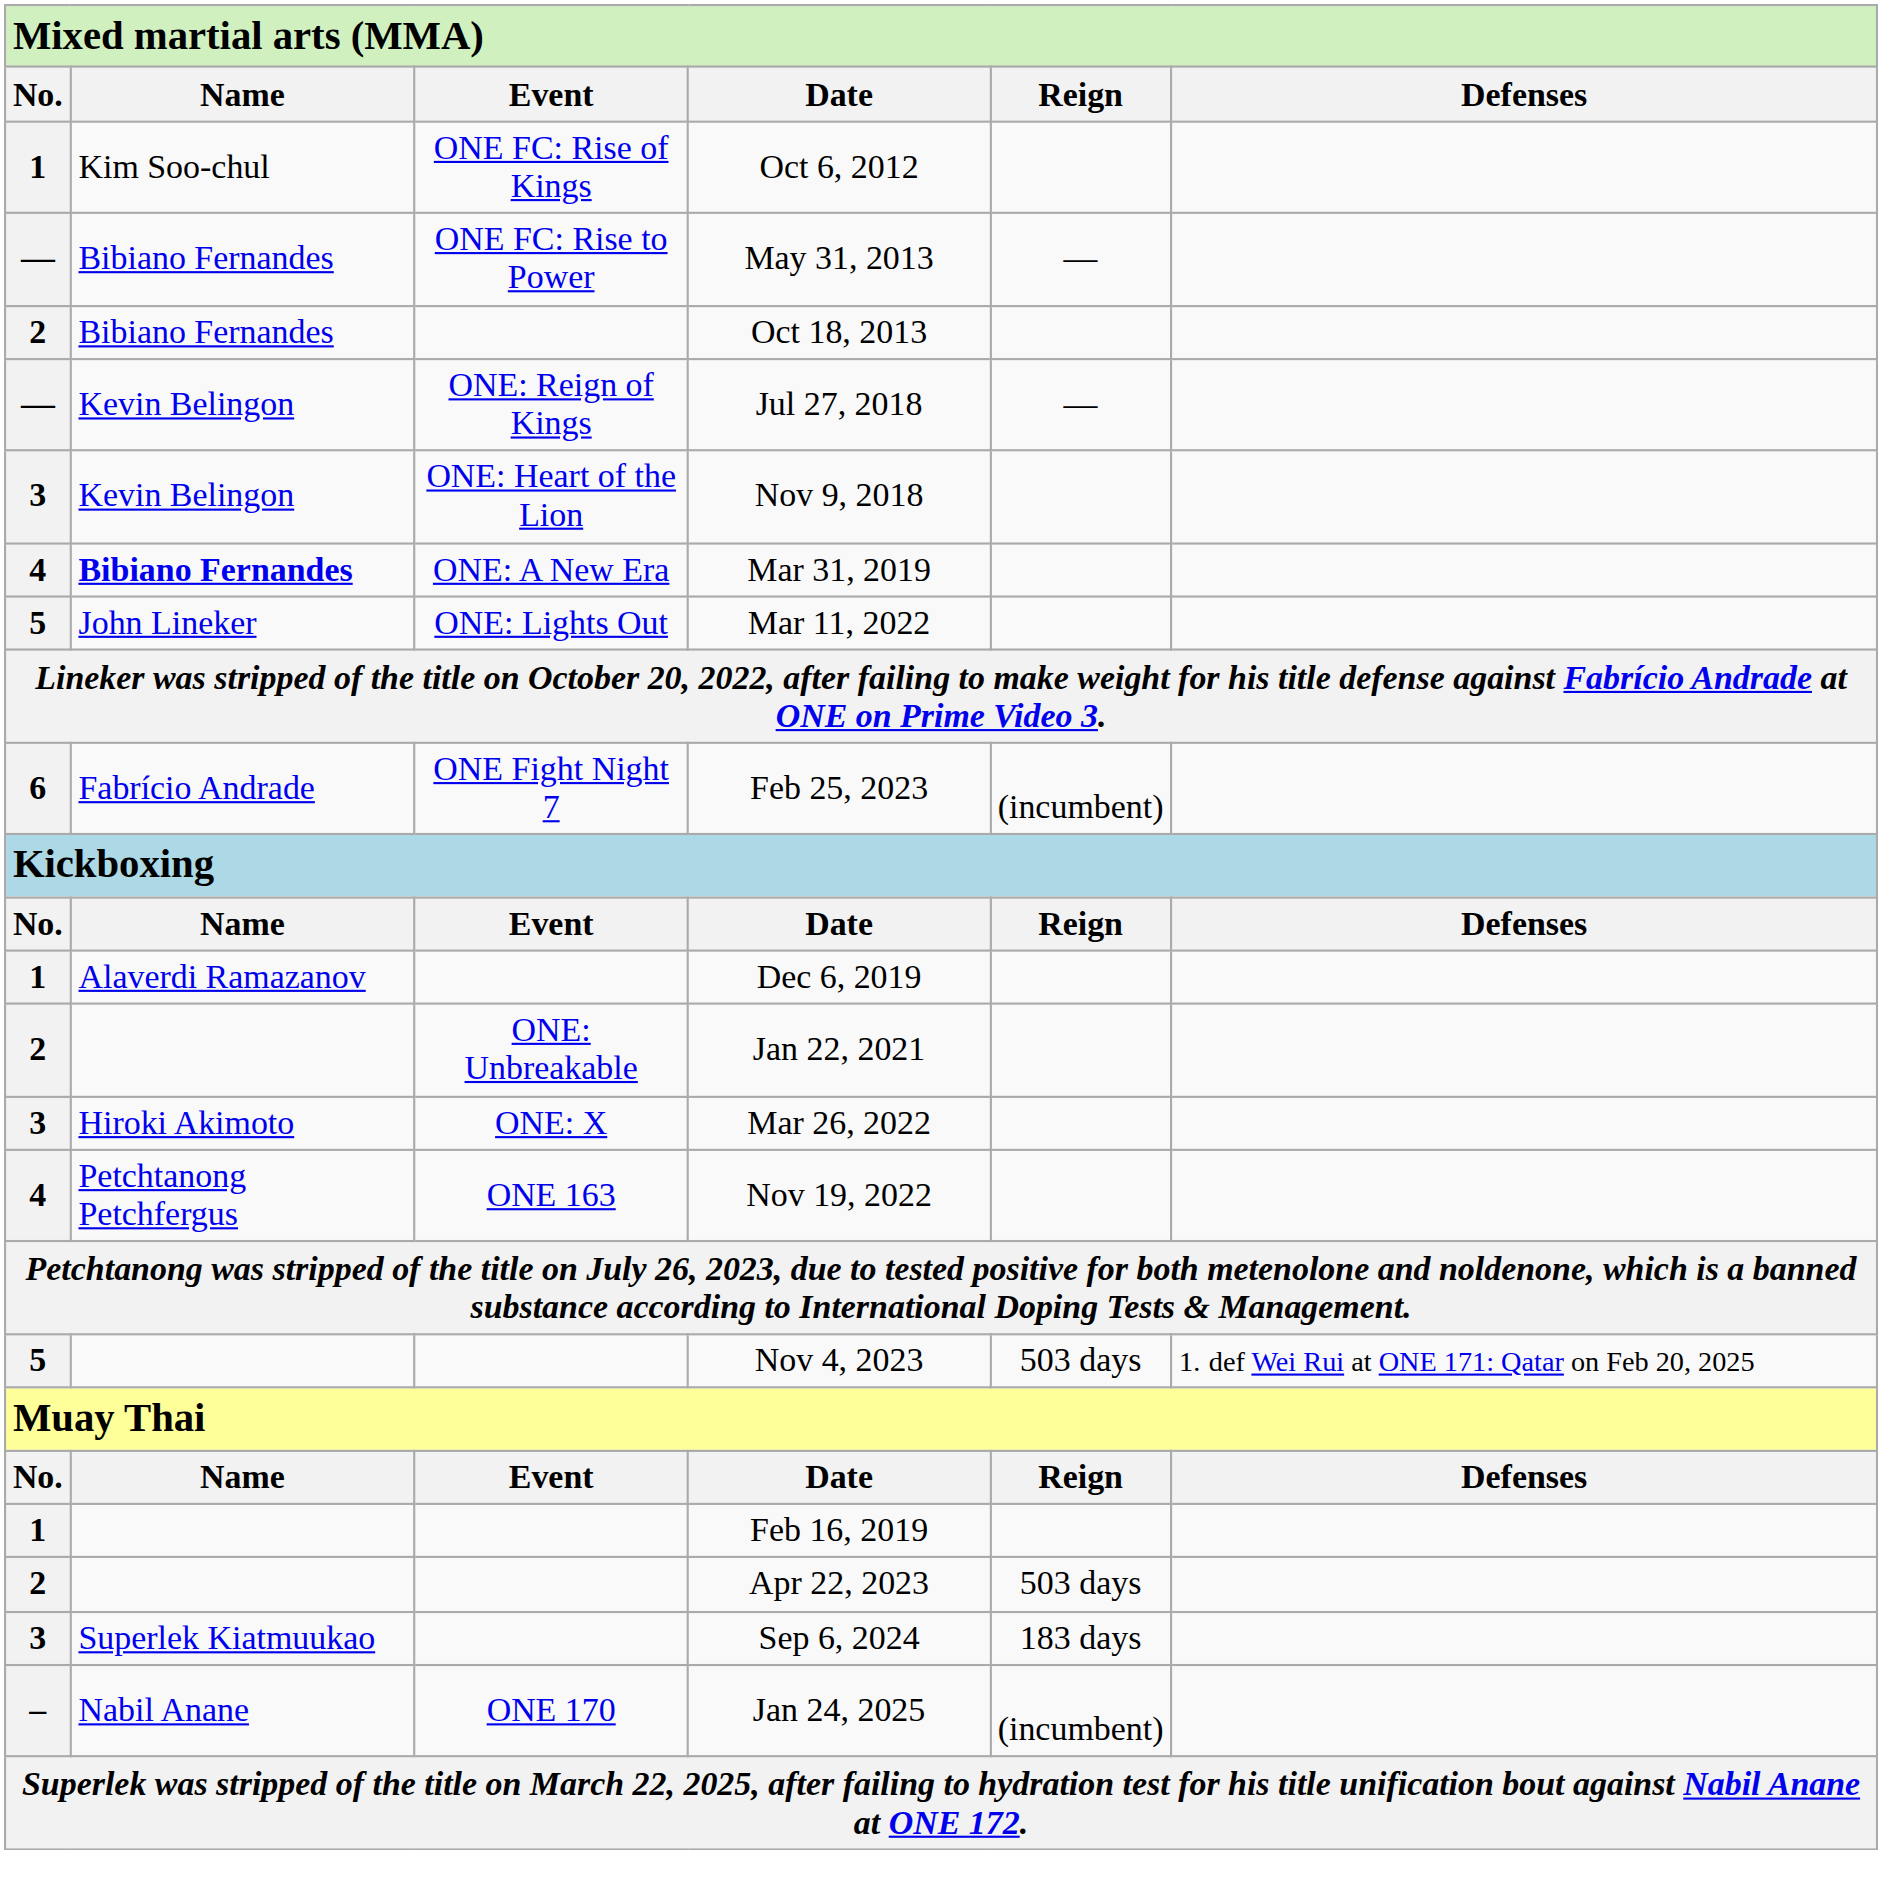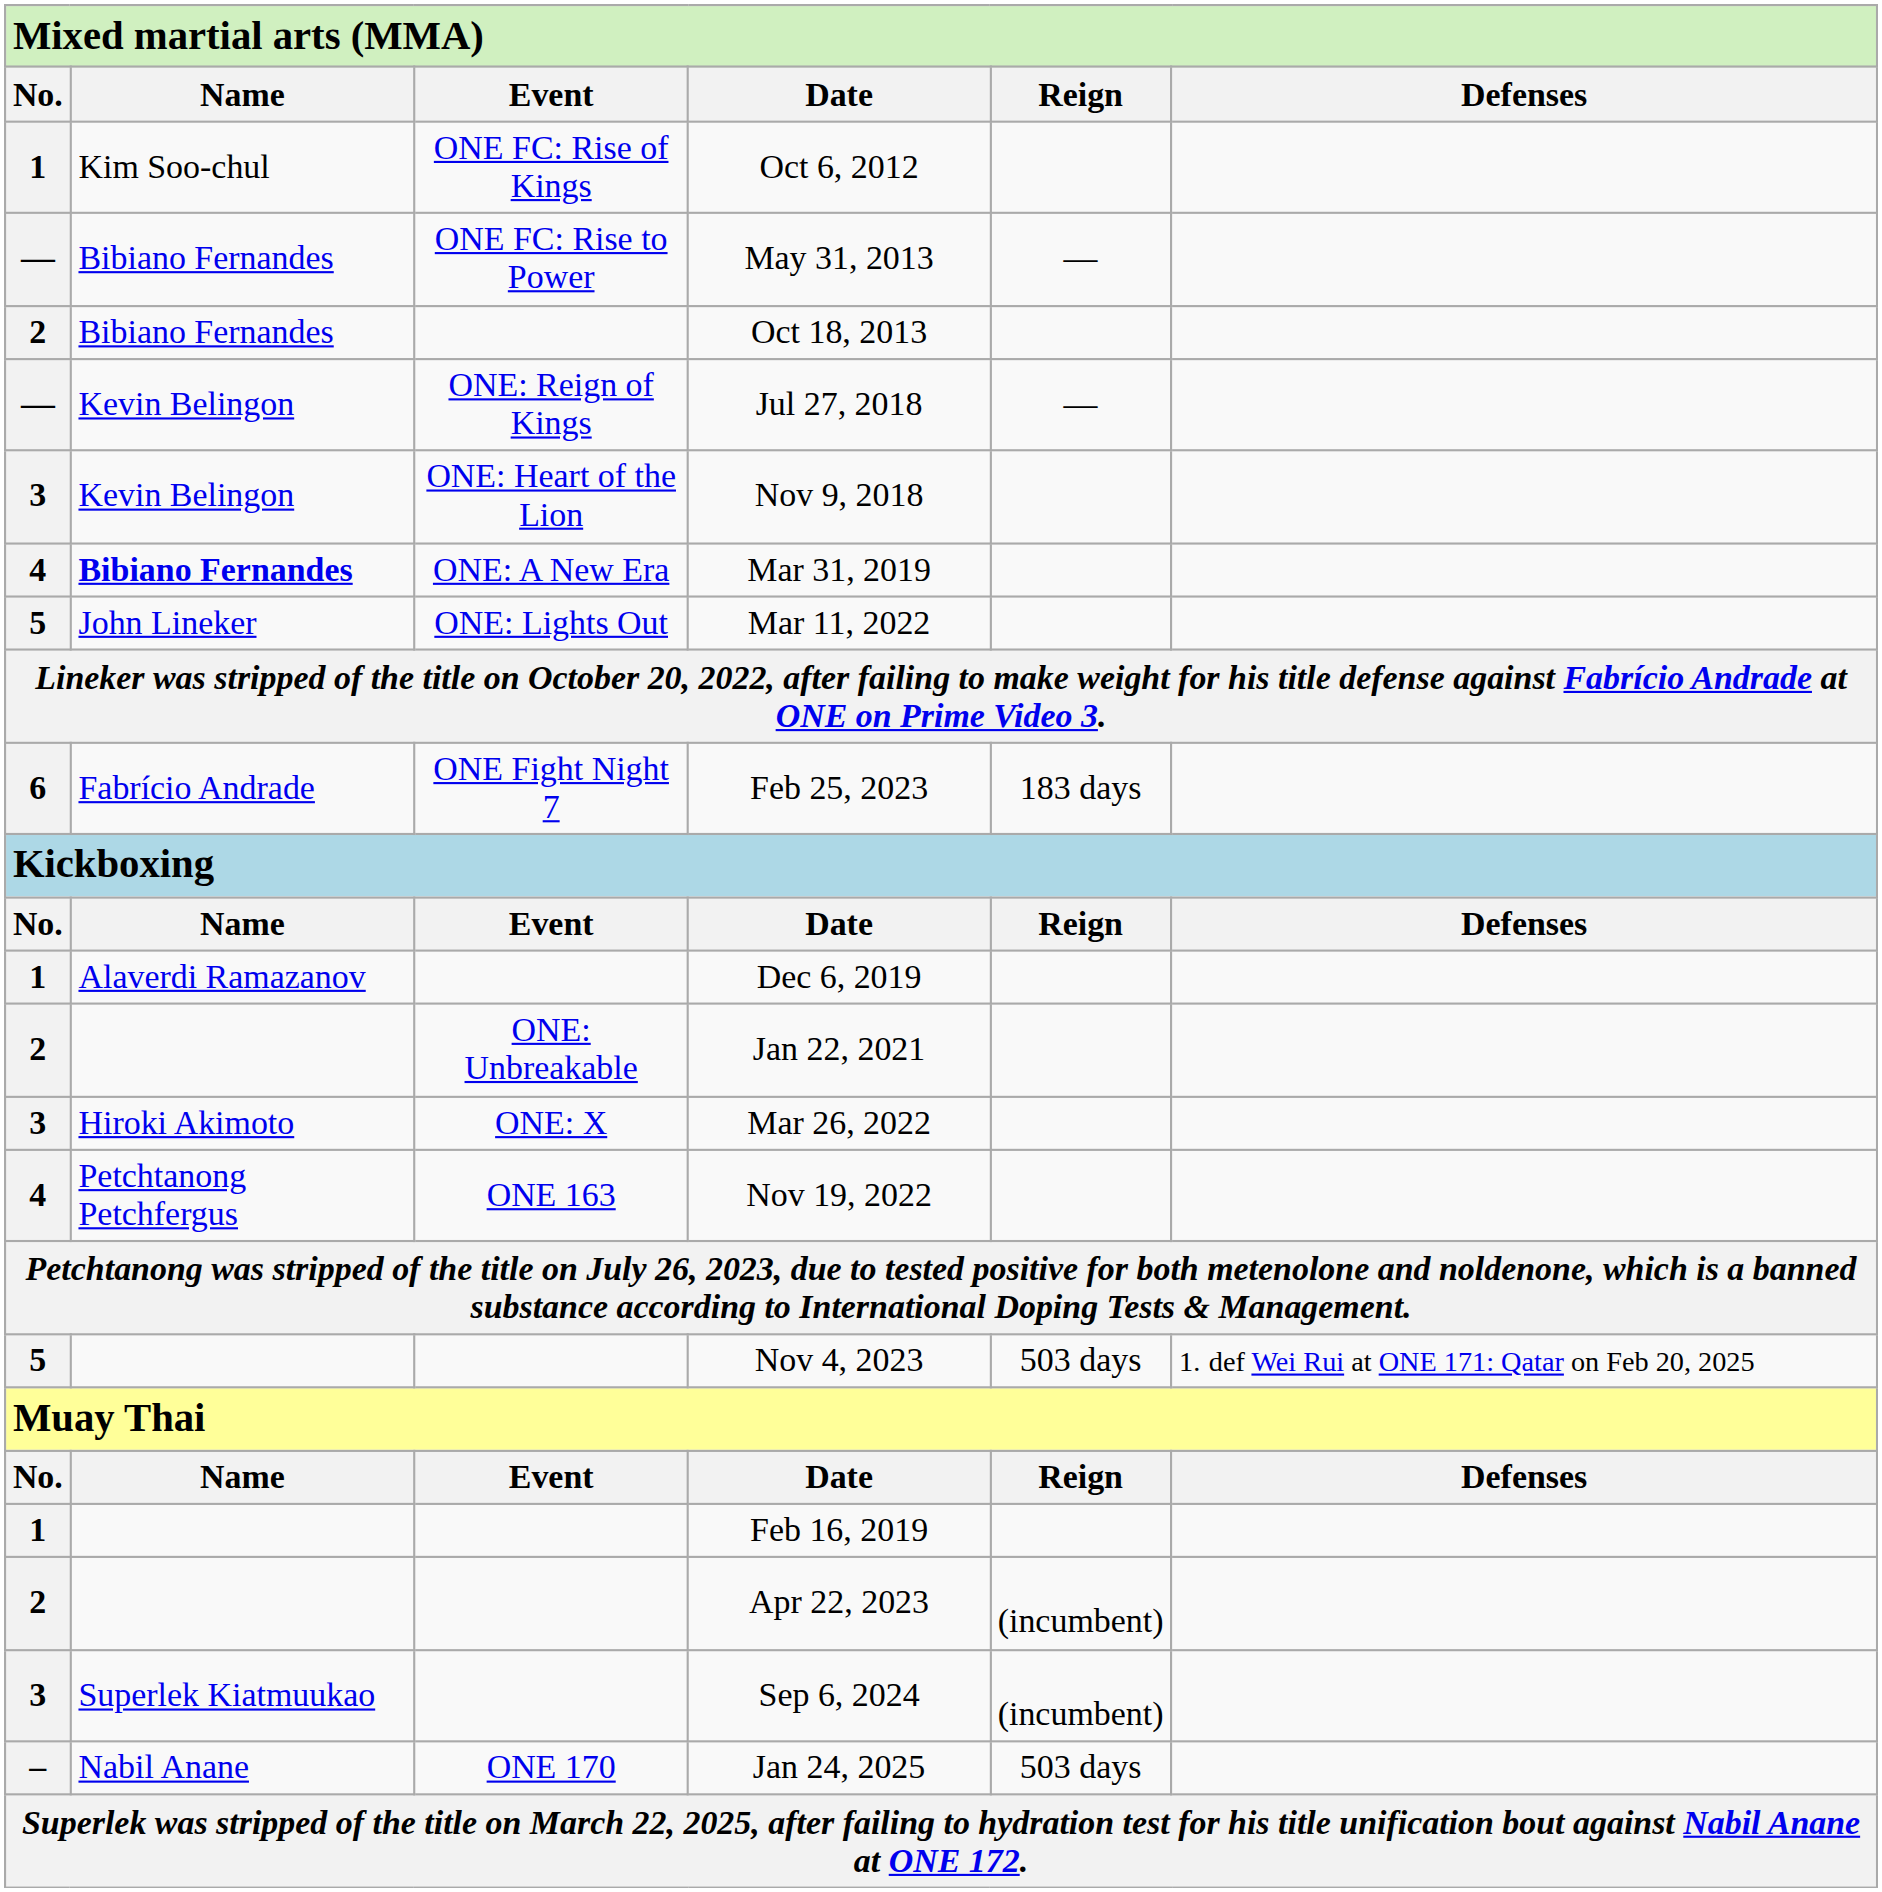(1081, 806) (incumbent) -> (1081, 787) 183 days
(1081, 1583) 503 days -> (1081, 1621) (incumbent)
(1081, 1637) 183 days -> (1081, 1713) (incumbent)
(1081, 1729) (incumbent) -> (1081, 1767) 503 days
